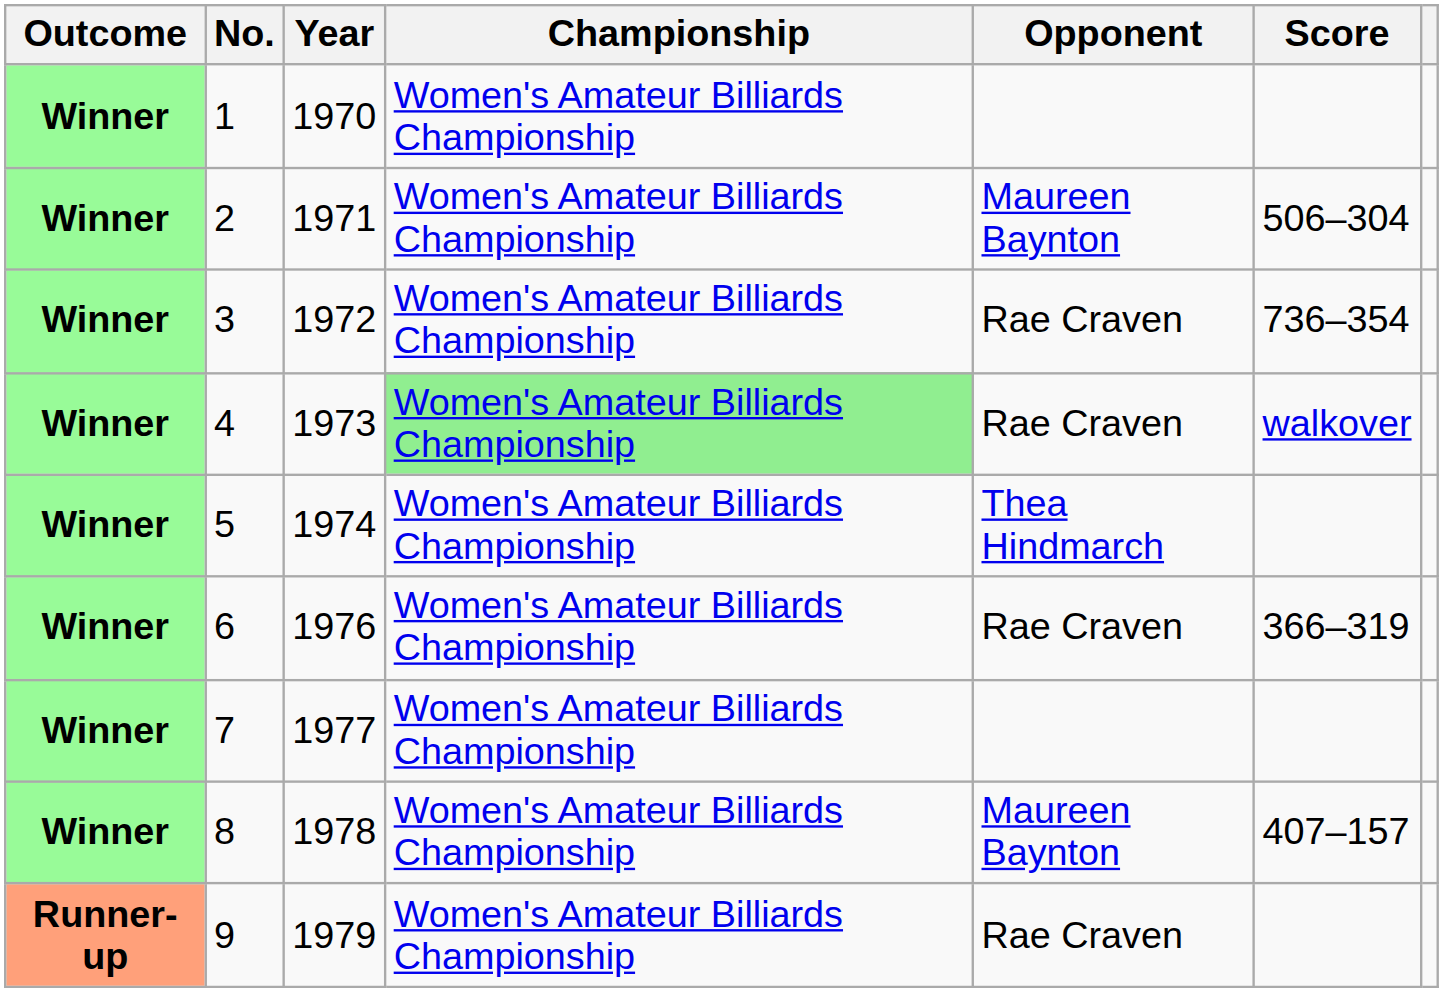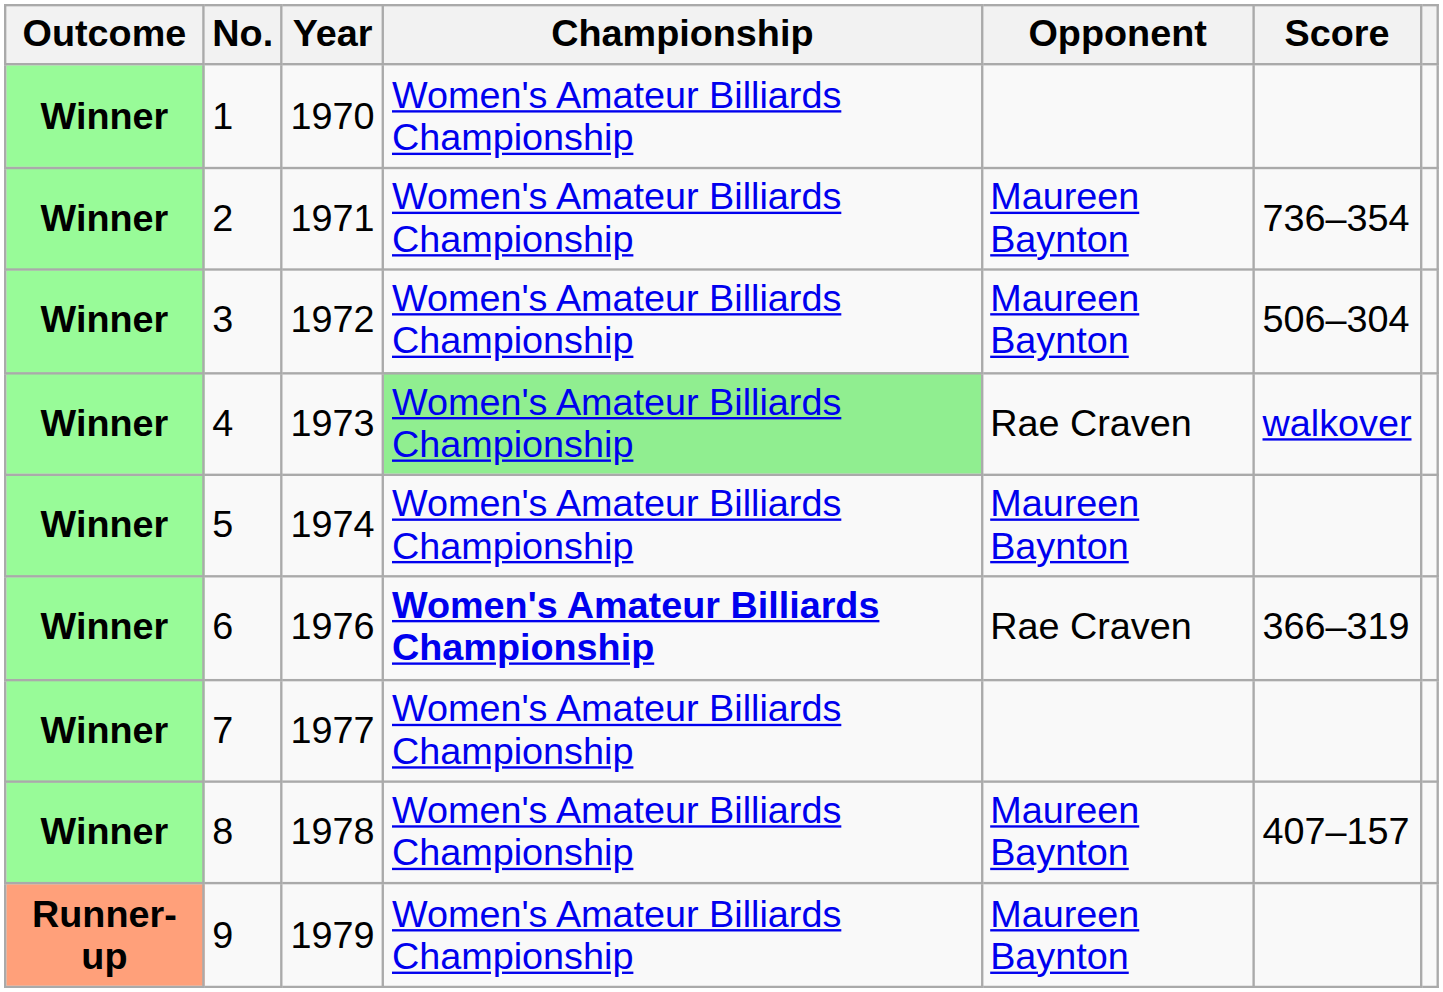(1336, 217) 506–304 -> (1336, 217) 736–354
(1082, 320) Rae Craven -> (1065, 320) Maureen Baynton
(1336, 320) 736–354 -> (1336, 320) 506–304
(1073, 525) Thea Hindmarch -> (1065, 525) Maureen Baynton
(618, 627) normal -> (636, 627) bold
(1082, 934) Rae Craven -> (1065, 934) Maureen Baynton
